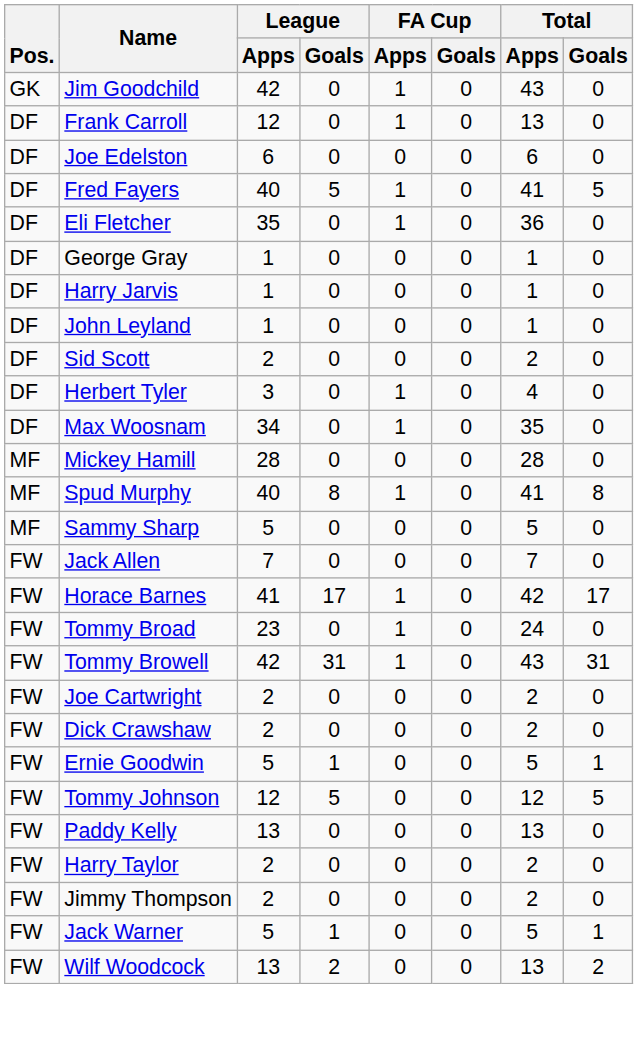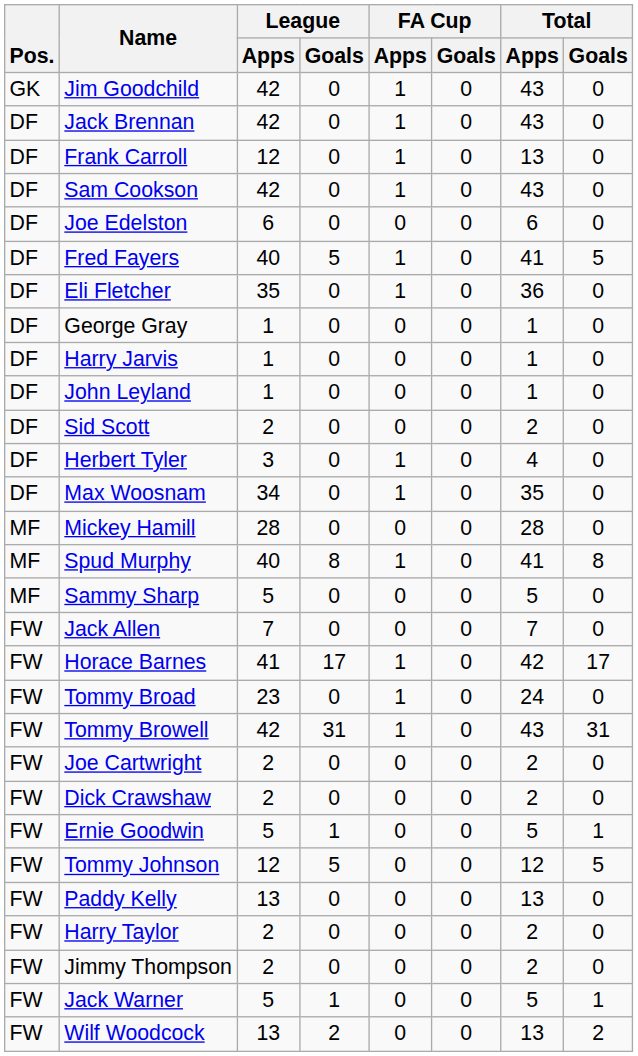+ row: (129, 122)
+ row: (131, 190)
